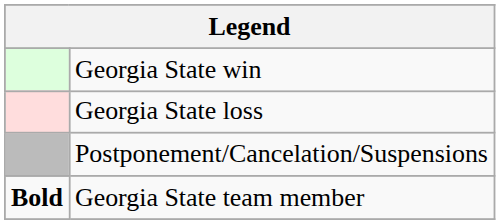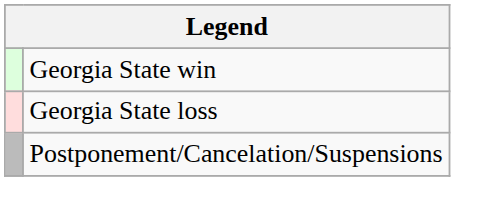- row: (220, 197)
